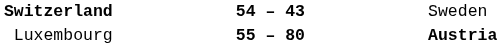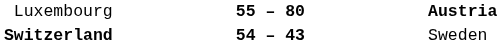rows swapped: (63, 36) <-> (58, 12)
